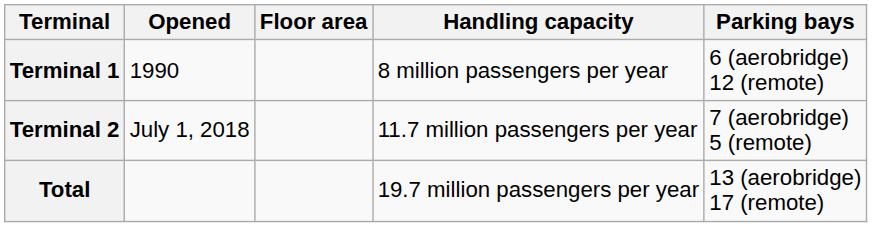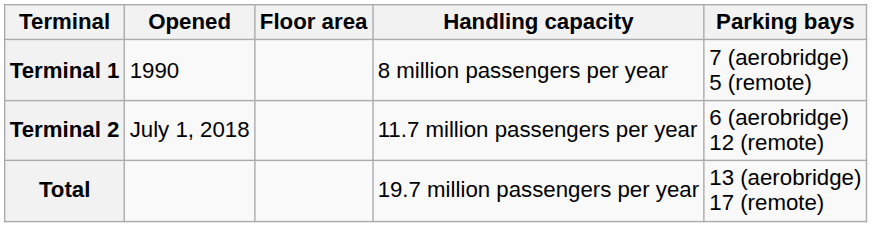(779, 69) 6 (aerobridge) 12 (remote) -> (779, 69) 7 (aerobridge) 5 (remote)
(779, 130) 7 (aerobridge) 5 (remote) -> (779, 130) 6 (aerobridge) 12 (remote)
